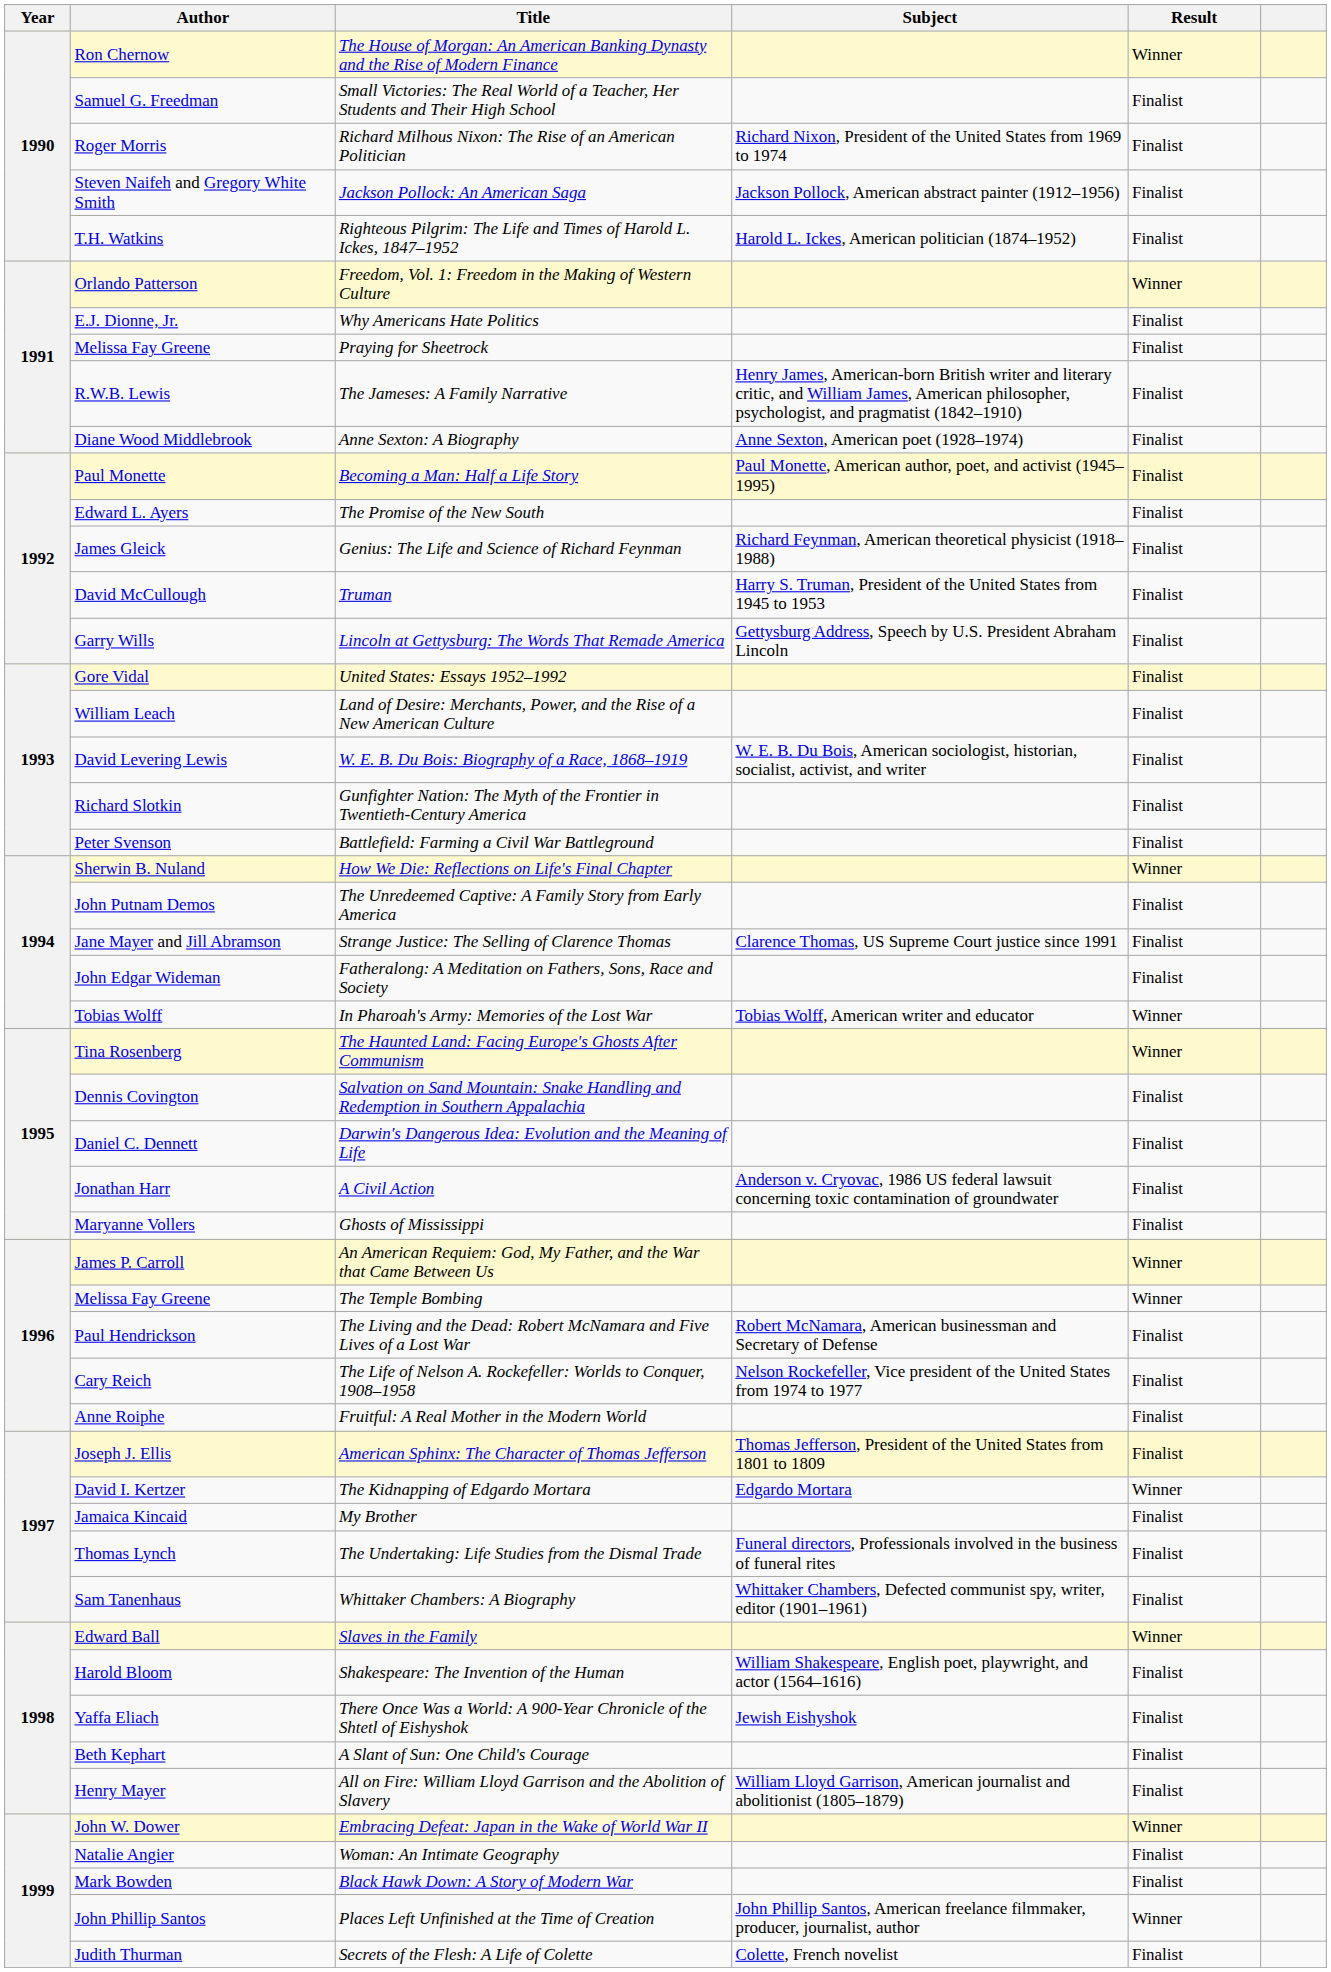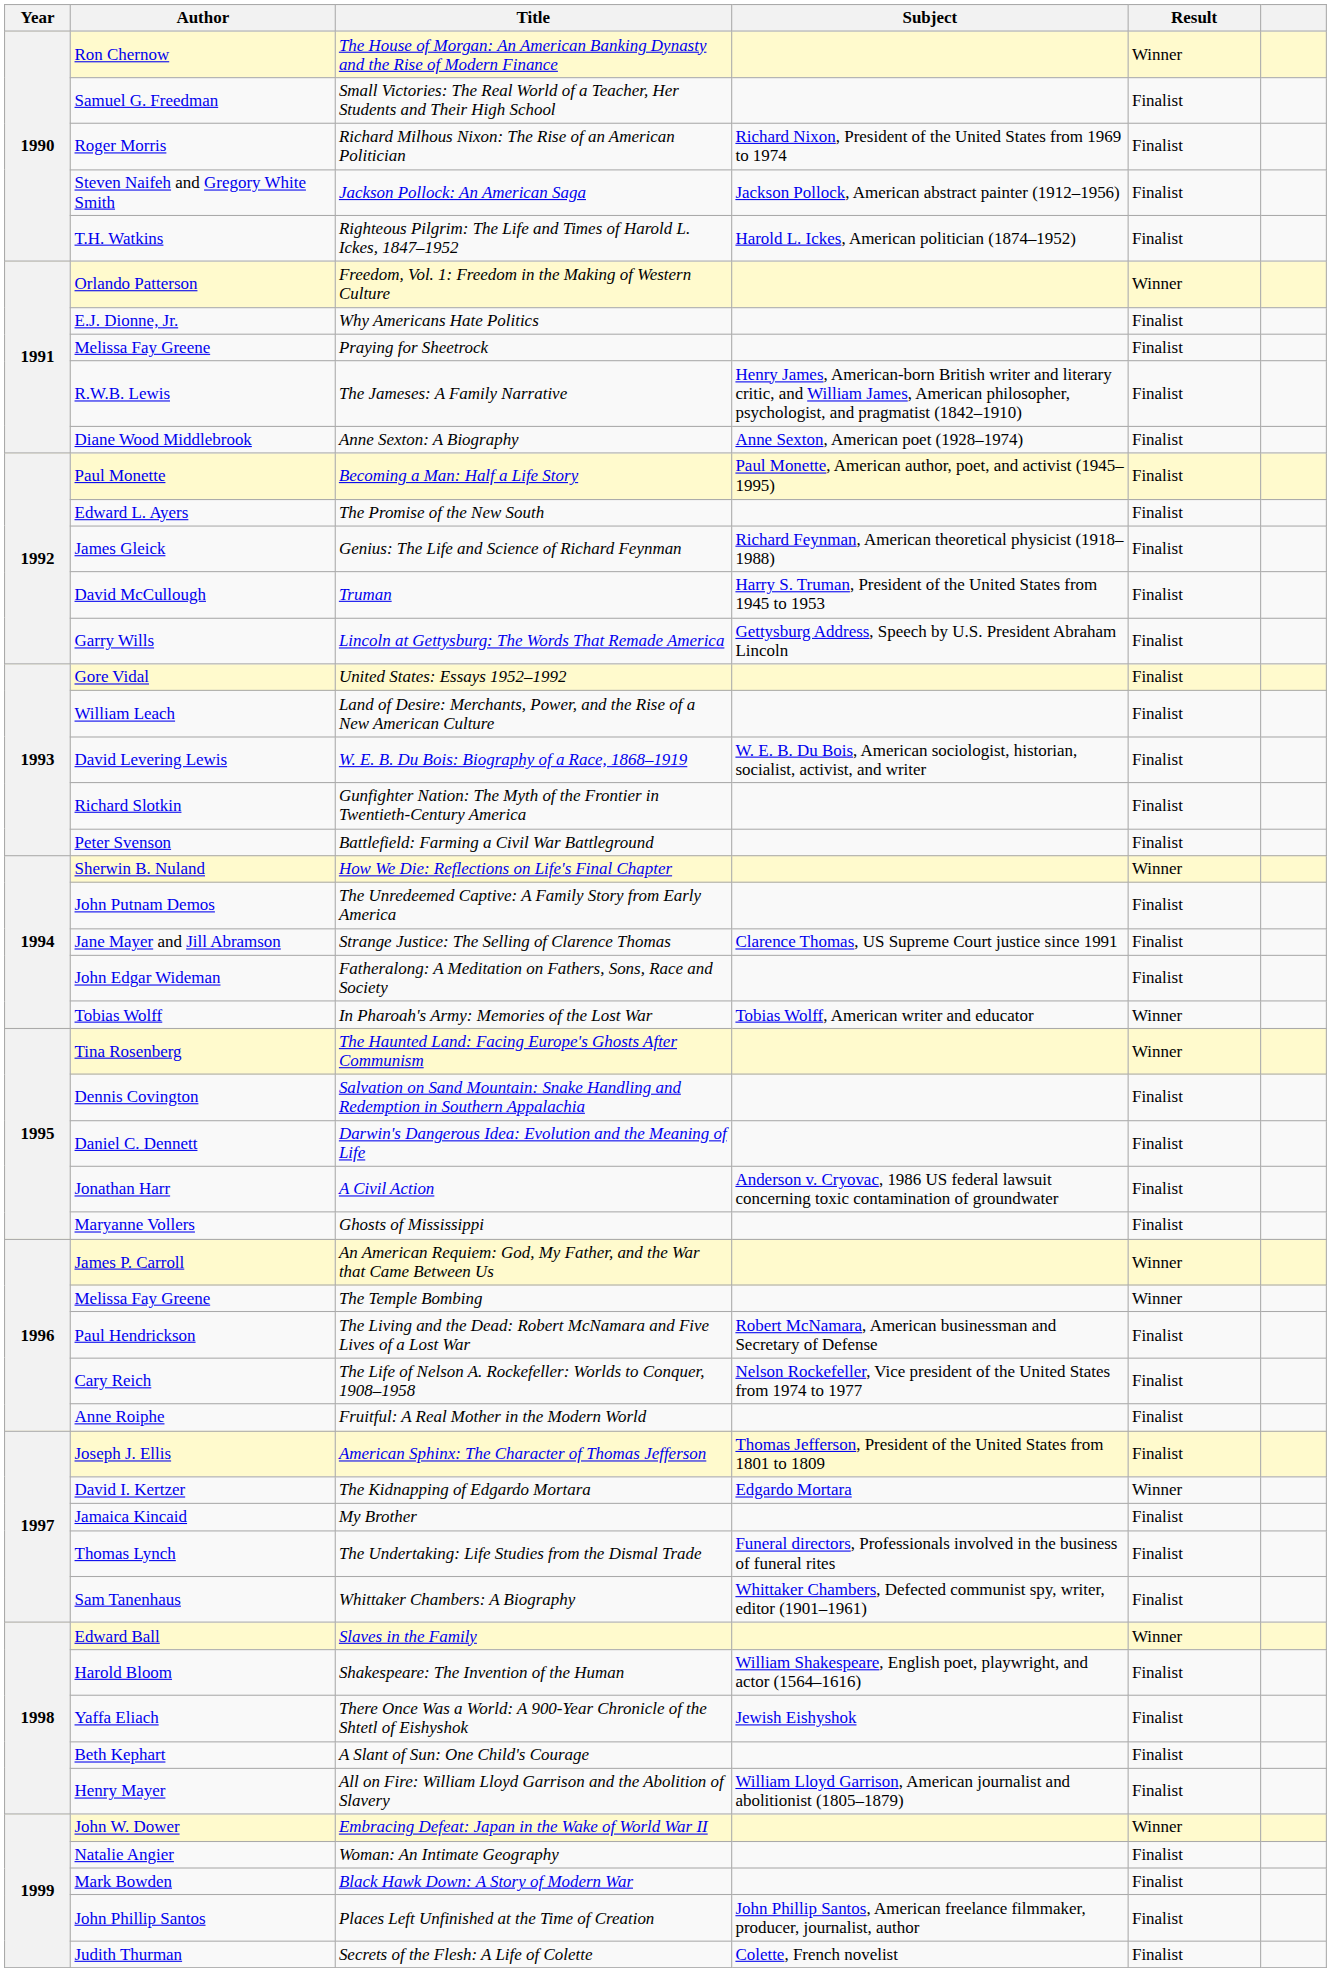(1157, 1917) Winner -> (1157, 1917) Finalist
